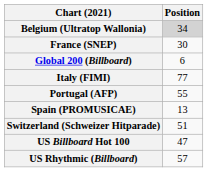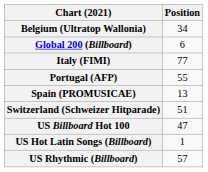(182, 28) lightgrey background -> (182, 28) no background
- row: (83, 45)
+ row: (83, 142)
